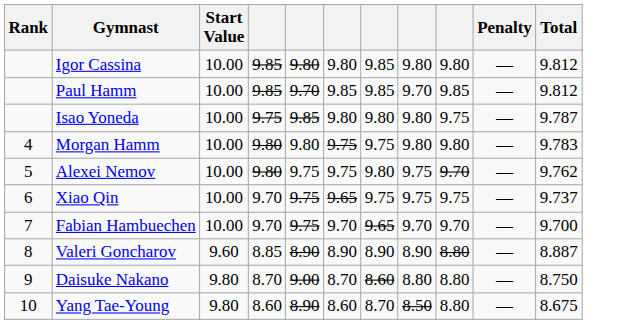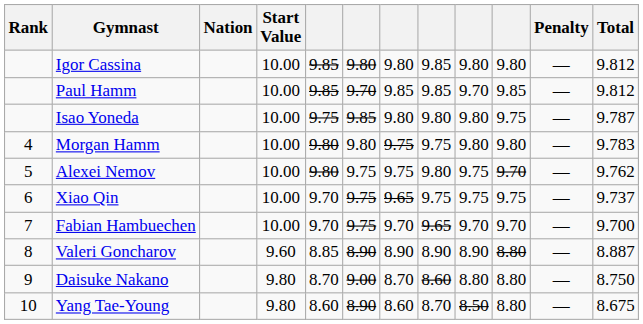+ column: (228, 27)
